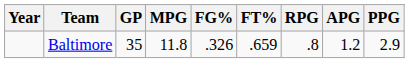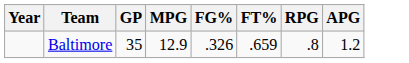- column: (384, 17)
(173, 44) 11.8 -> (173, 44) 12.9
